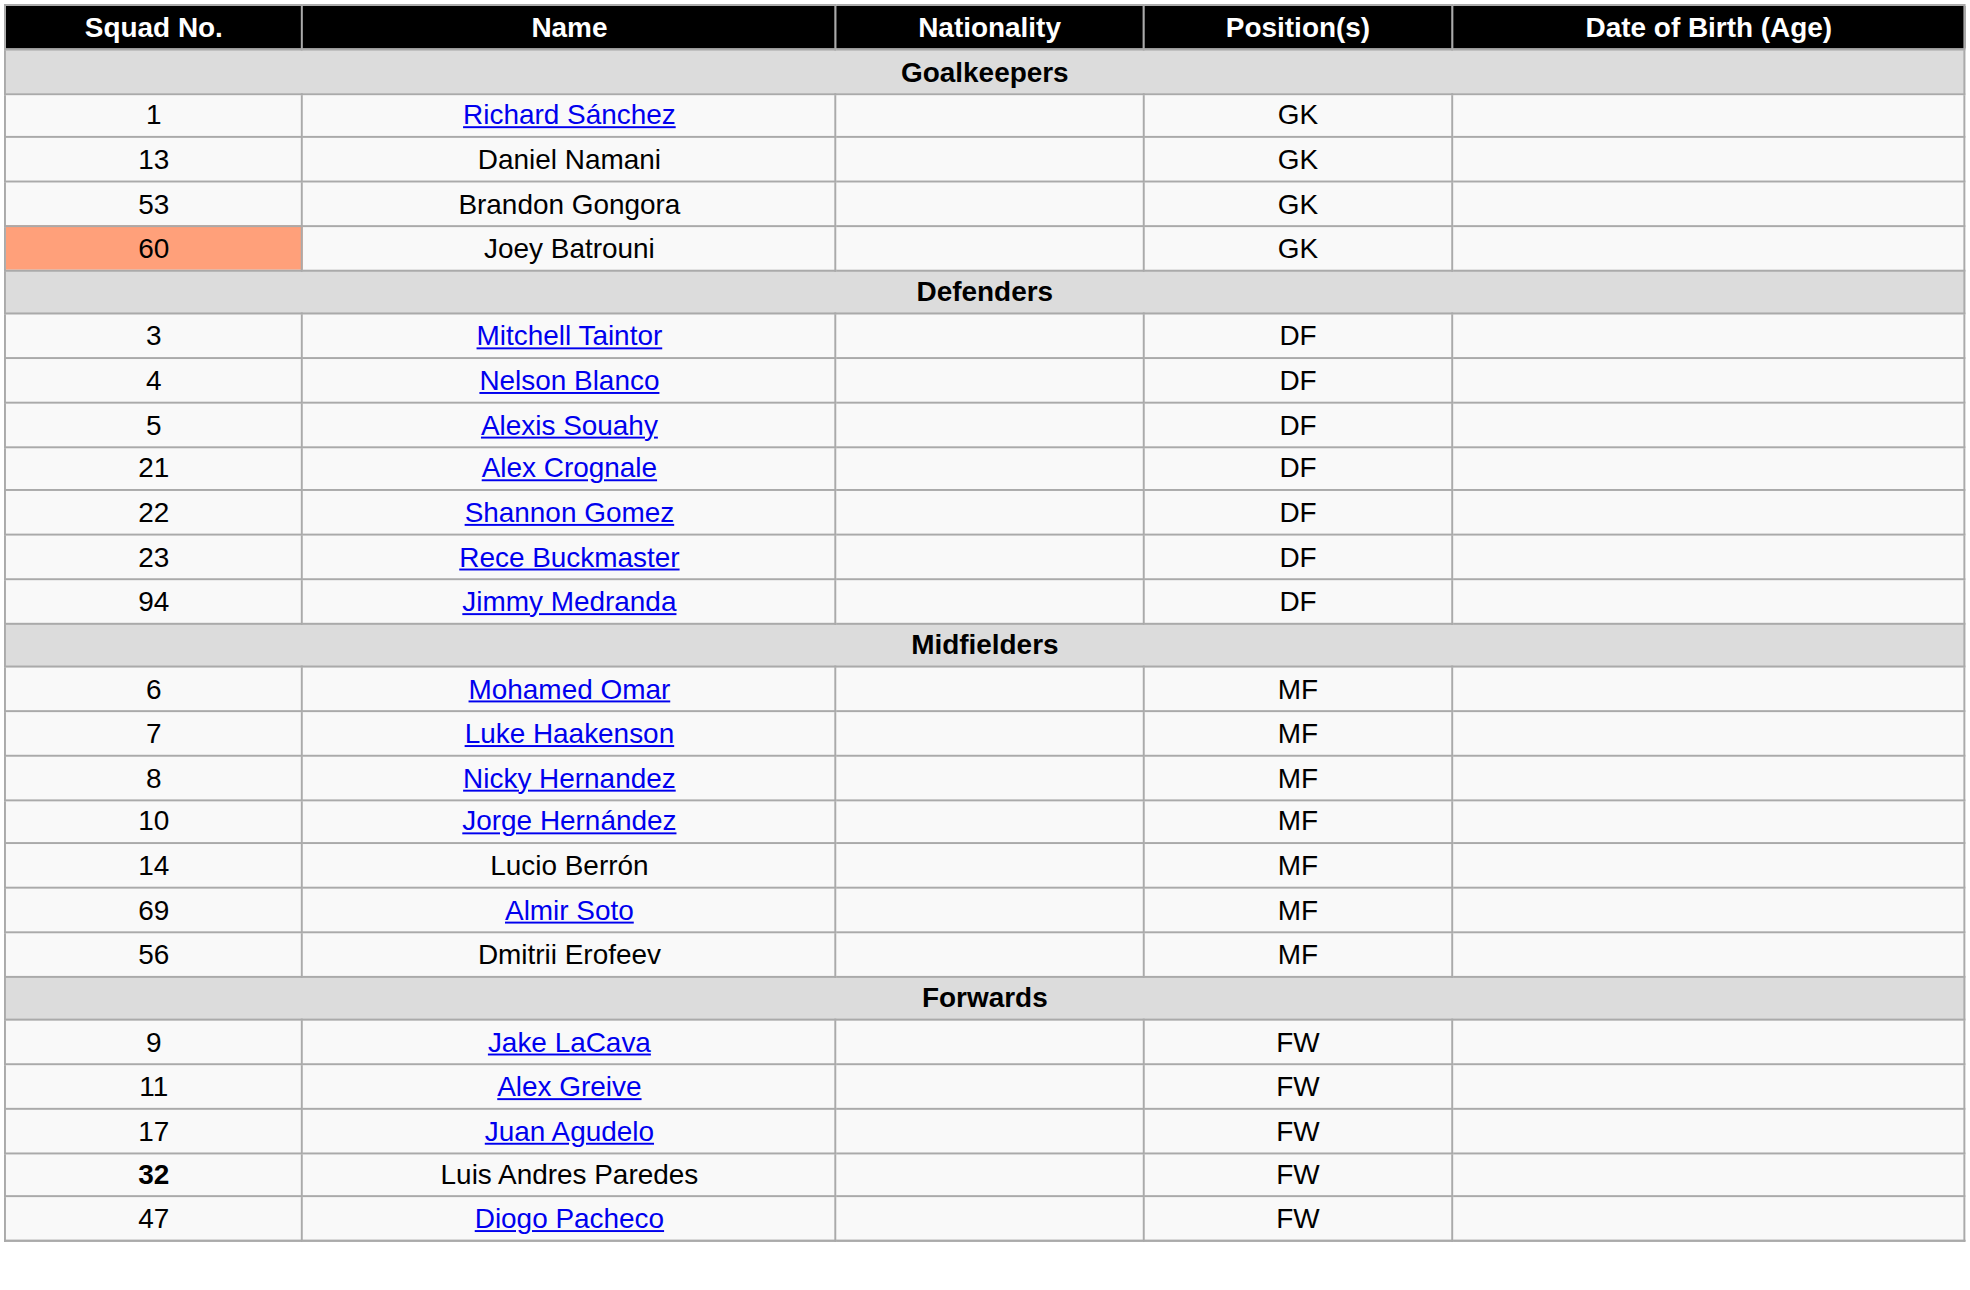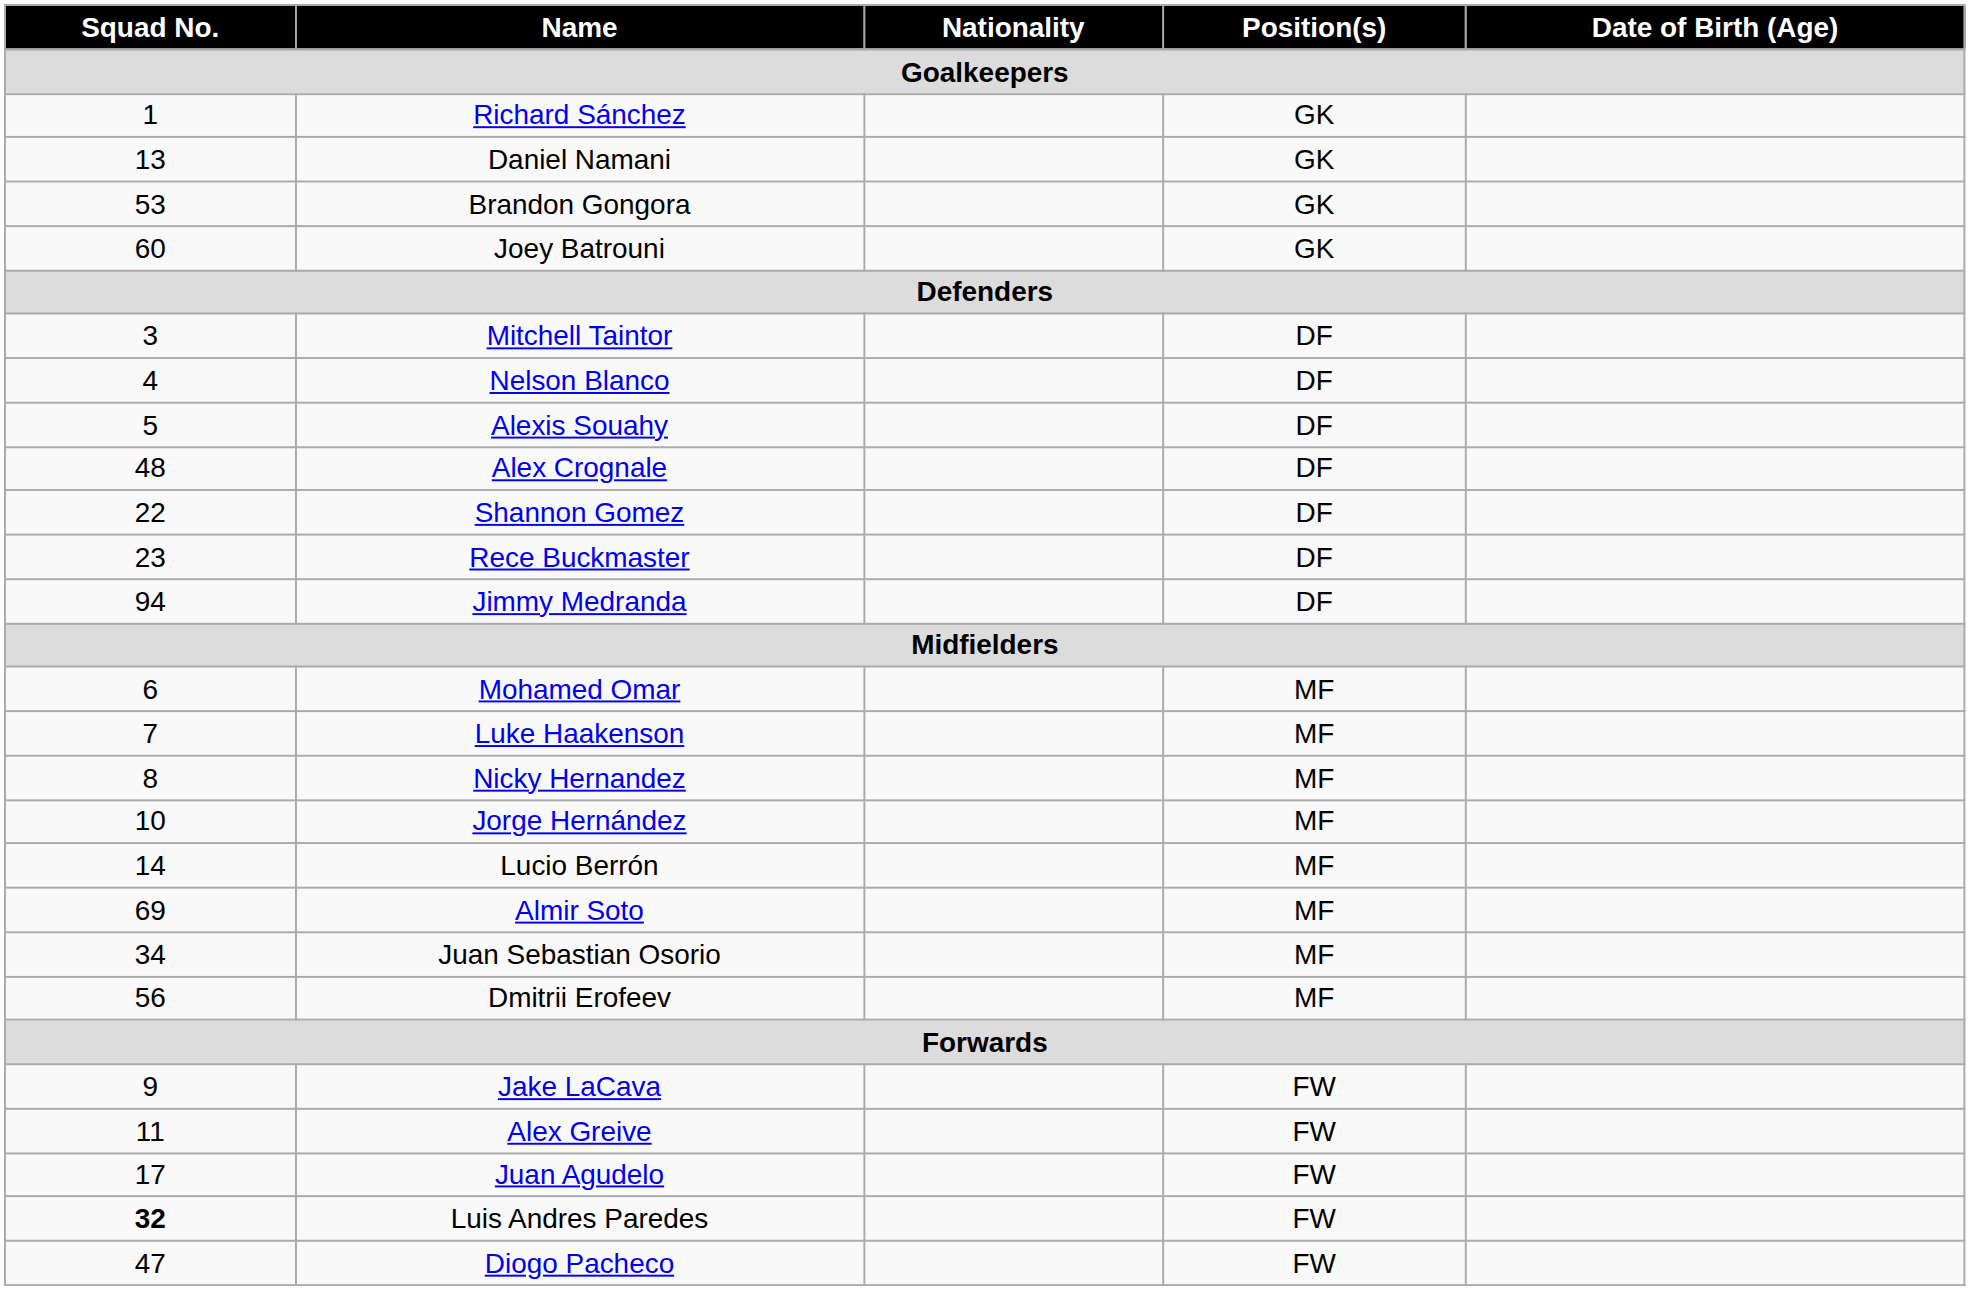(154, 248) lightsalmon background -> (150, 248) no background
(154, 469) 21 -> (150, 469) 48
+ row: (579, 954)
